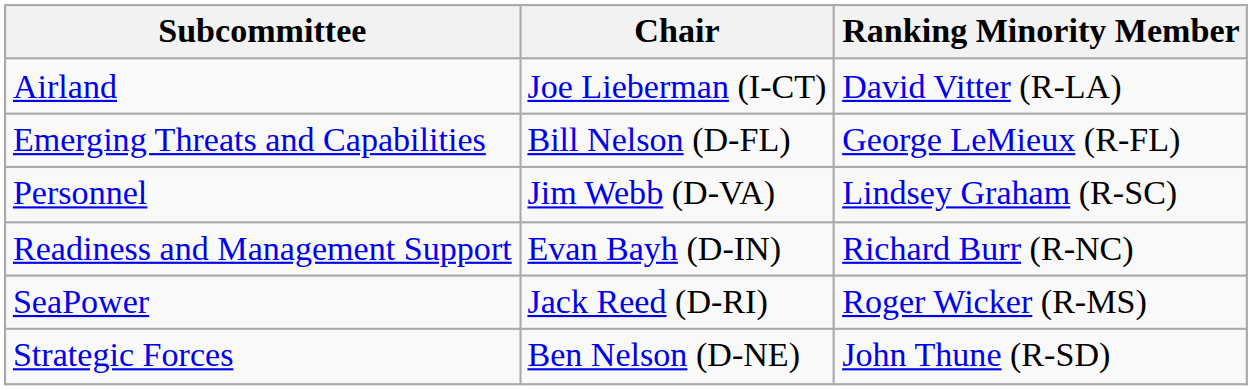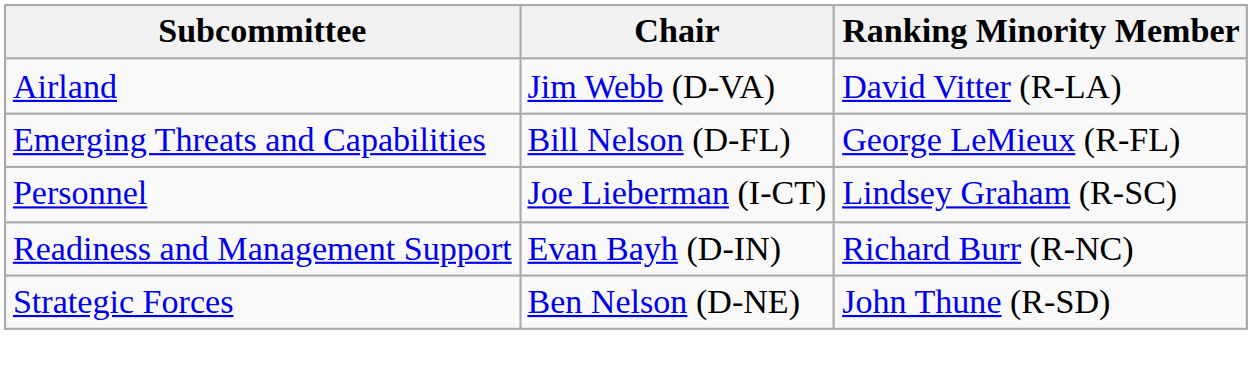(677, 85) Joe Lieberman (I-CT) -> (651, 85) Jim Webb (D-VA)
(651, 193) Jim Webb (D-VA) -> (677, 193) Joe Lieberman (I-CT)
- row: (81, 301)
